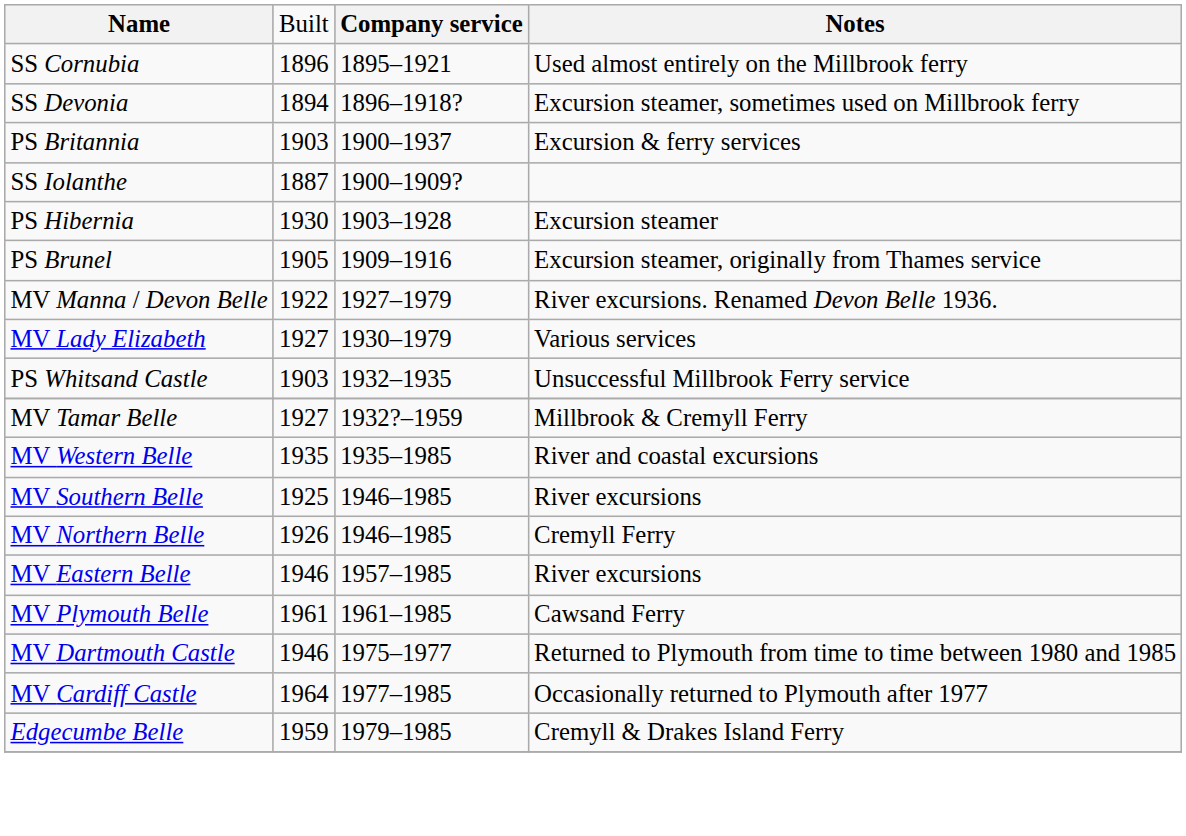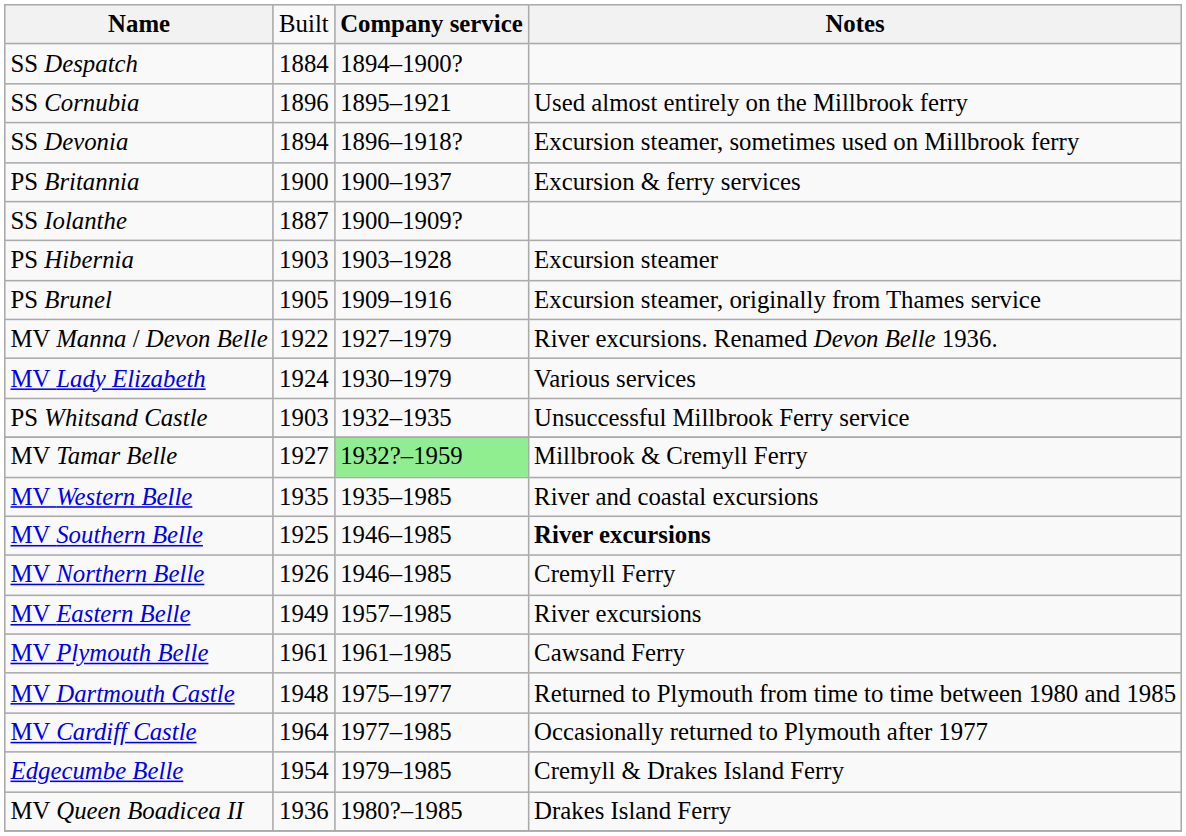+ row: (74, 63)
(304, 142) 1903 -> (304, 181) 1900
(304, 220) 1930 -> (304, 260) 1903
(304, 338) 1927 -> (304, 378) 1924
(401, 417) no background -> (401, 456) lightgreen background
(618, 496) normal -> (622, 535) bold
(304, 574) 1946 -> (304, 614) 1949
(304, 653) 1946 -> (304, 692) 1948
(304, 732) 1959 -> (304, 771) 1954
+ row: (127, 810)
